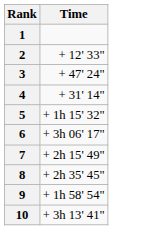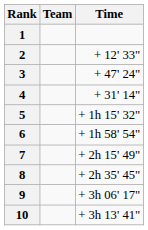+ column: (58, 14)
(74, 134) + 3h 06' 17" -> (109, 134) + 1h 58' 54"
(74, 194) + 1h 58' 54" -> (109, 194) + 3h 06' 17"
